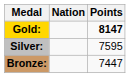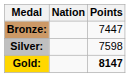rows swapped: (27, 30) <-> (27, 64)
(111, 47) 7595 -> (111, 47) 7598
